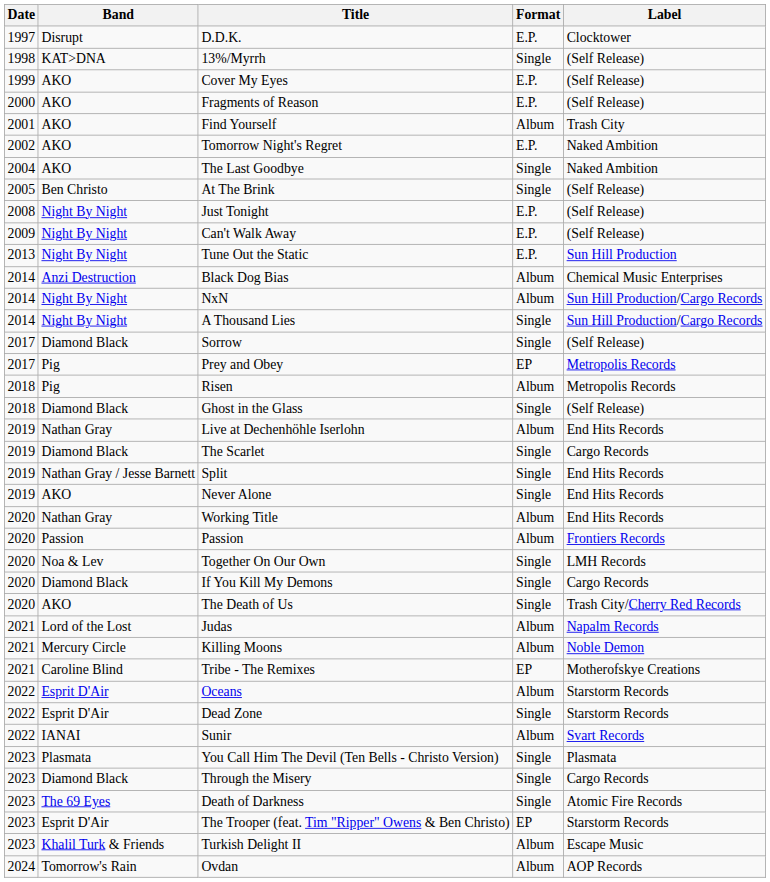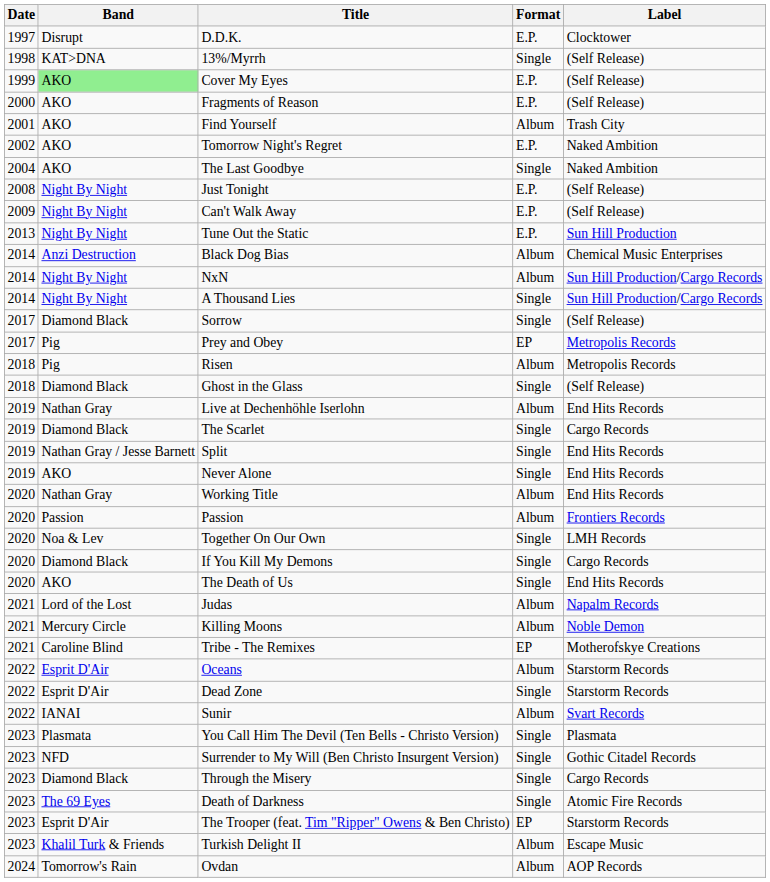(56, 80) no background -> (56, 80) lightgreen background
- row: (238, 189)
(654, 604) Trash City/Cherry Red Records -> (615, 582) End Hits Records
+ row: (350, 757)
